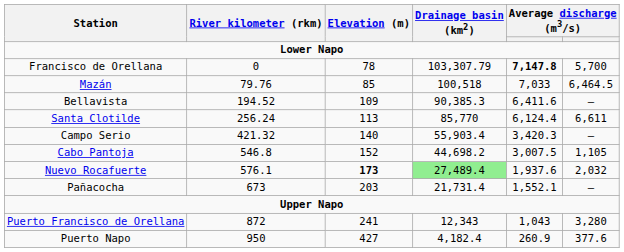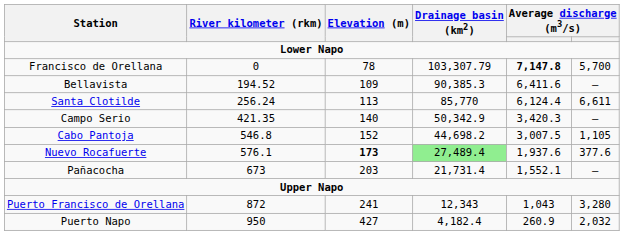- row: (96, 84)
(256, 136) 421.32 -> (256, 119) 421.35
(459, 136) 55,903.4 -> (459, 119) 50,342.9
(591, 170) 2,032 -> (595, 153) 377.6
(591, 239) 377.6 -> (595, 222) 2,032
